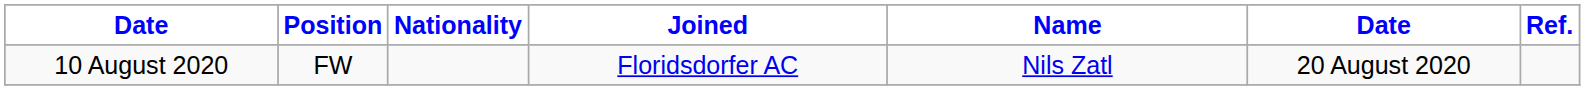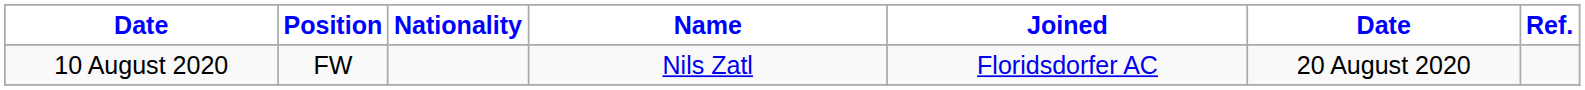columns swapped: (1067, 25) <-> (708, 25)
